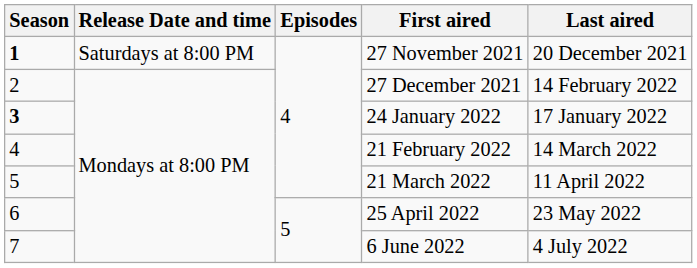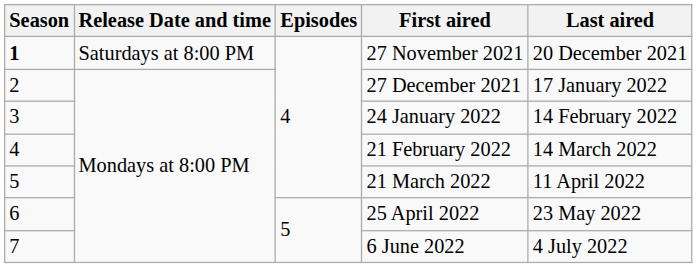(605, 85) 14 February 2022 -> (600, 85) 17 January 2022
(14, 117) bold -> (14, 117) normal
(600, 117) 17 January 2022 -> (605, 117) 14 February 2022
